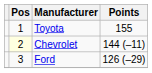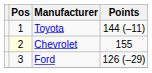(124, 28) 155 -> (124, 28) 144 (–11)
(124, 44) 144 (–11) -> (124, 44) 155
